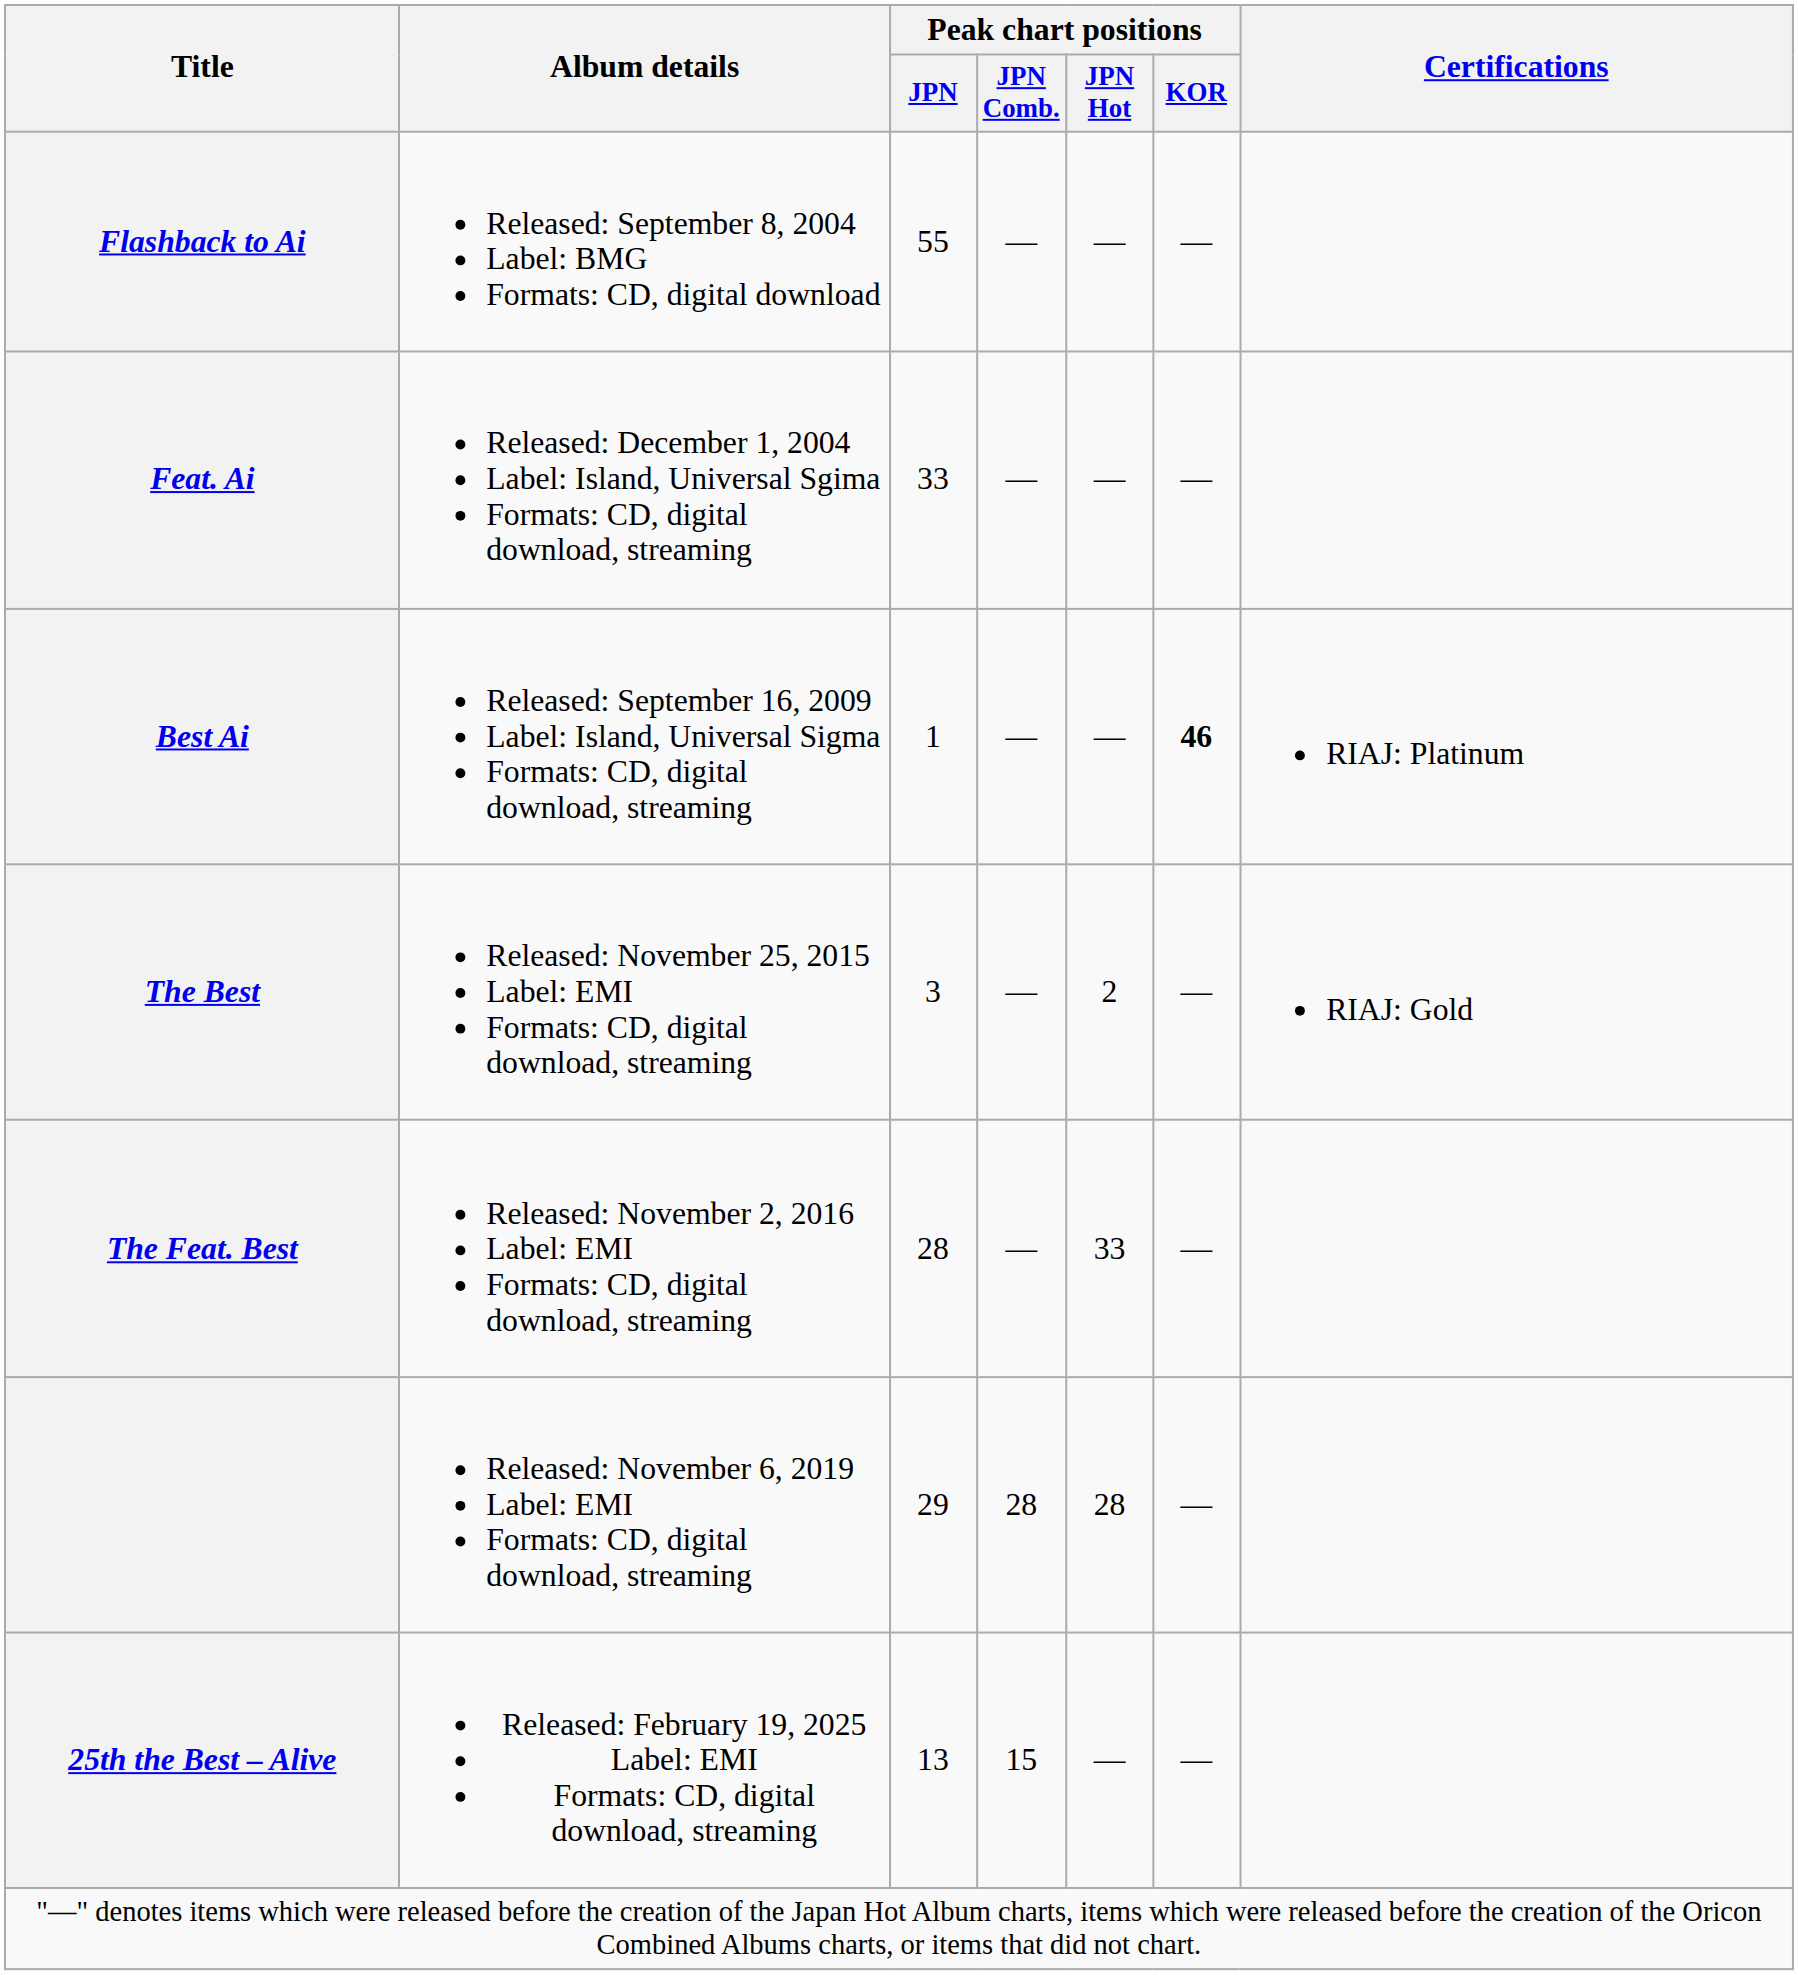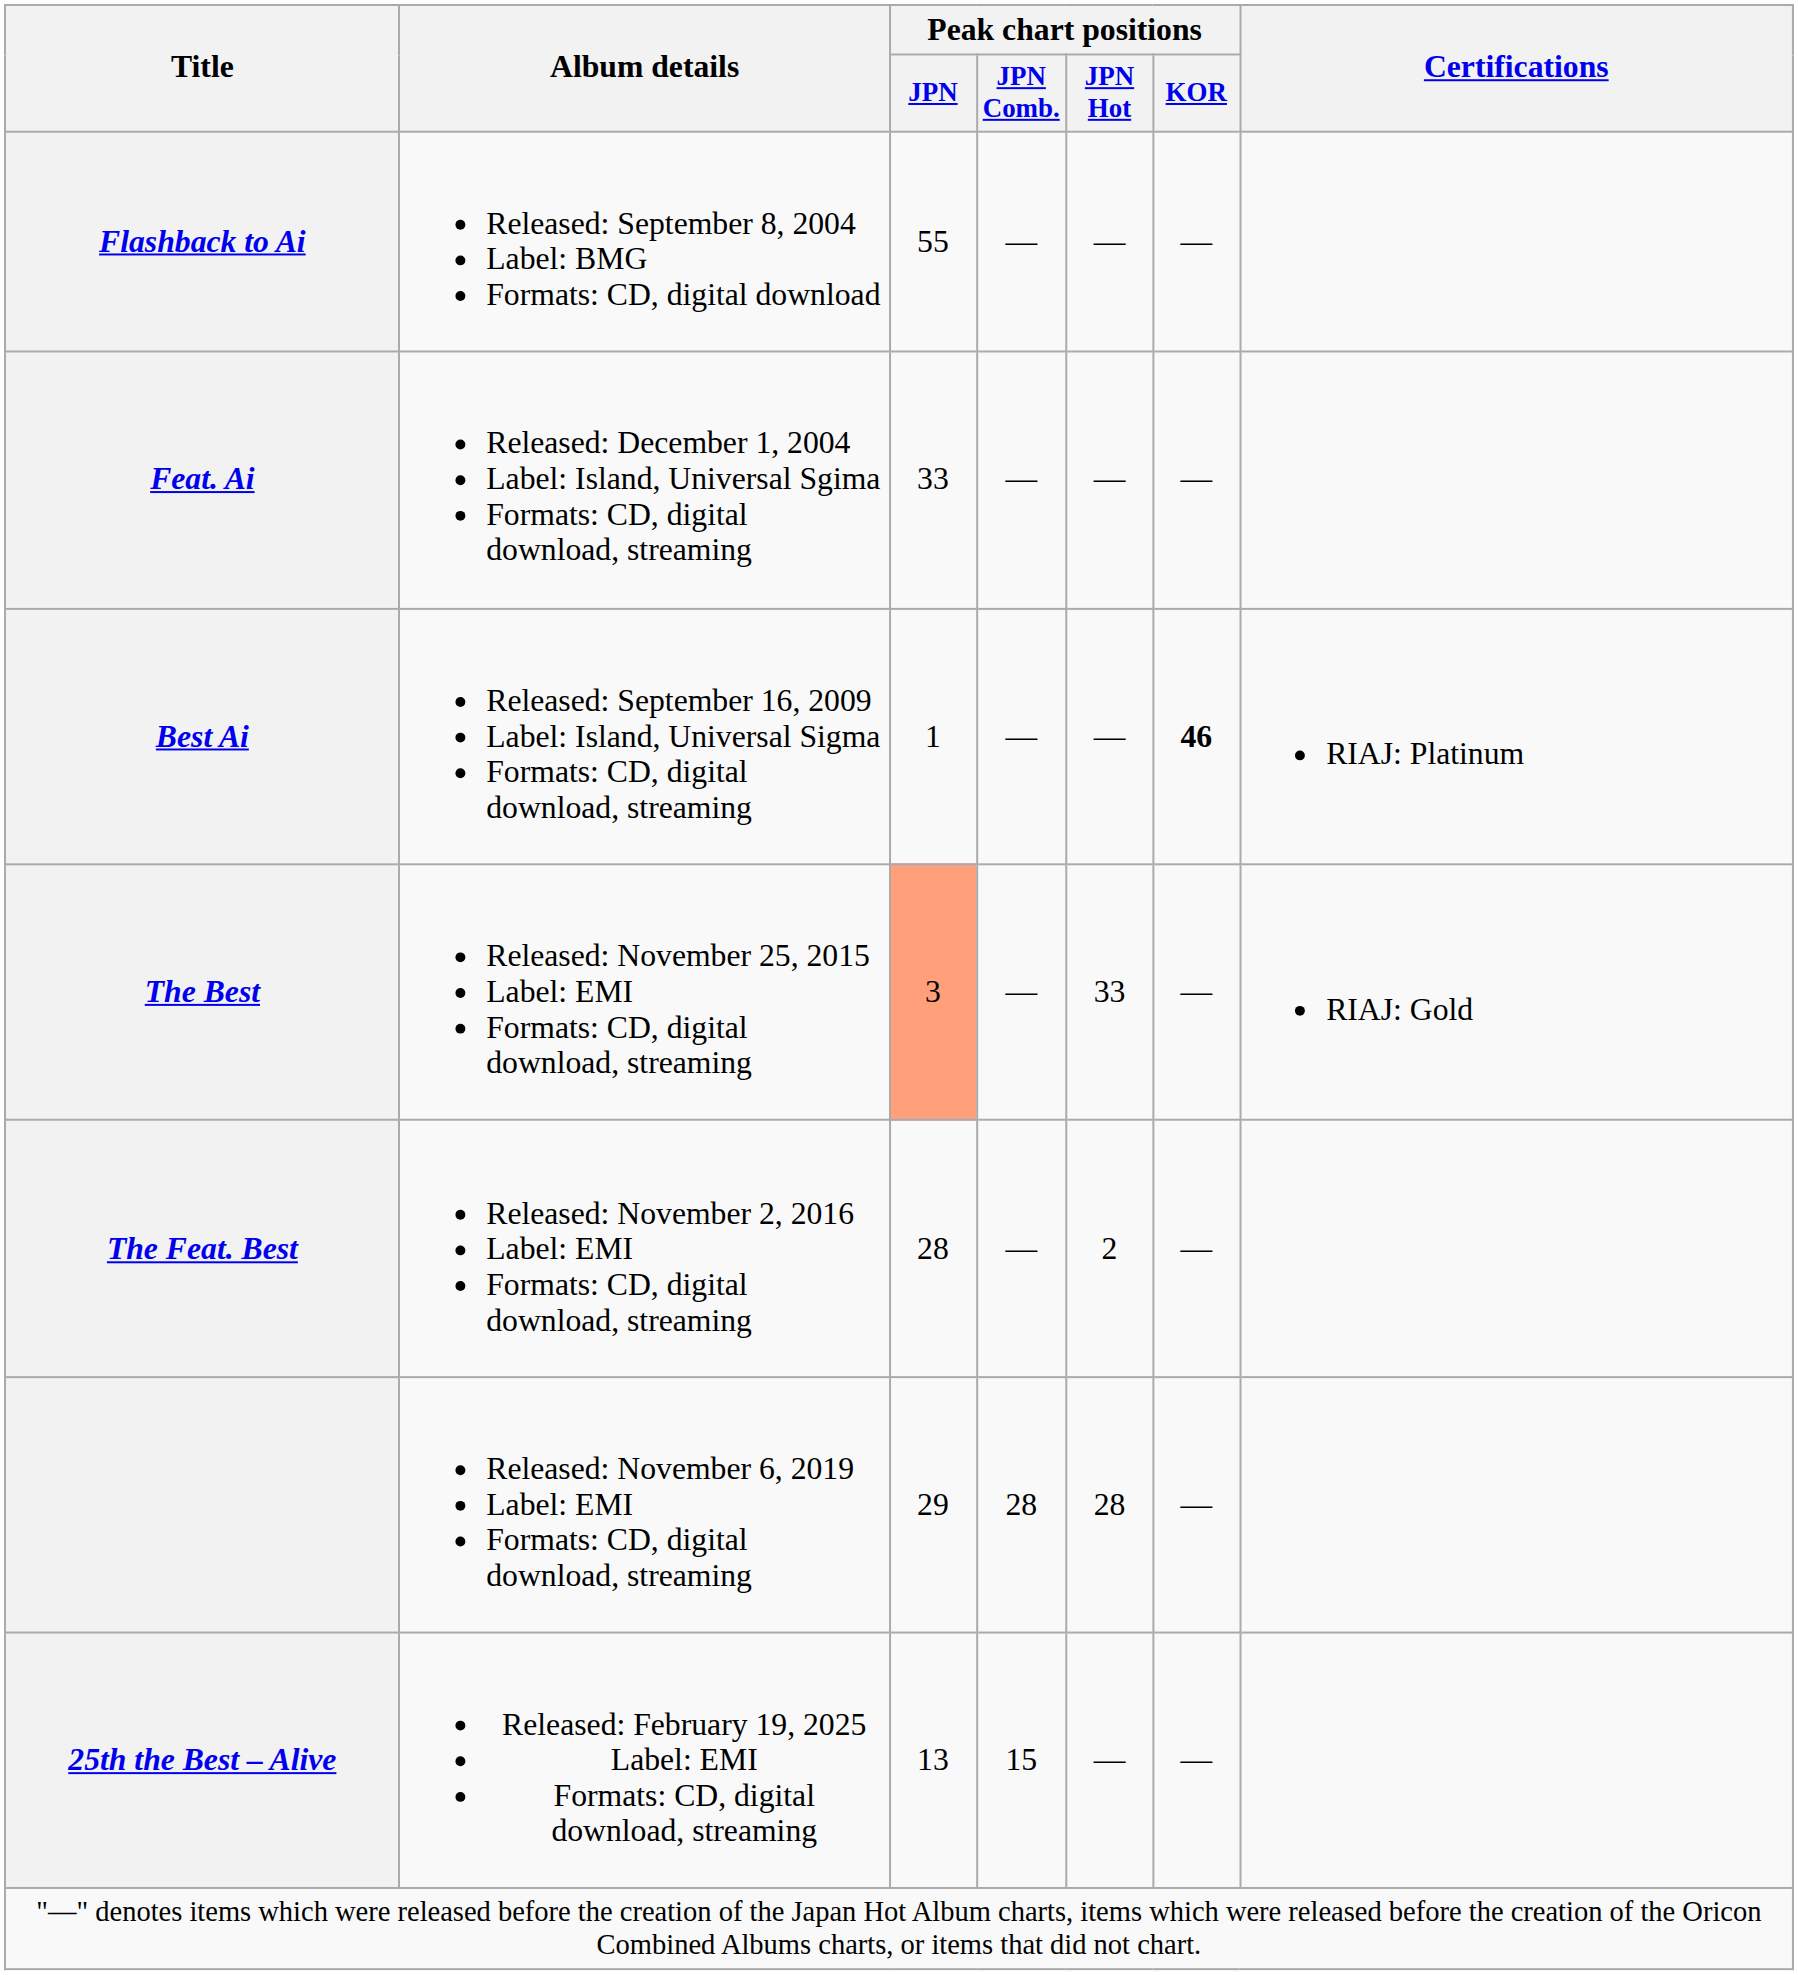(933, 991) no background -> (933, 991) lightsalmon background
(1109, 991) 2 -> (1109, 991) 33
(1109, 1247) 33 -> (1109, 1247) 2
